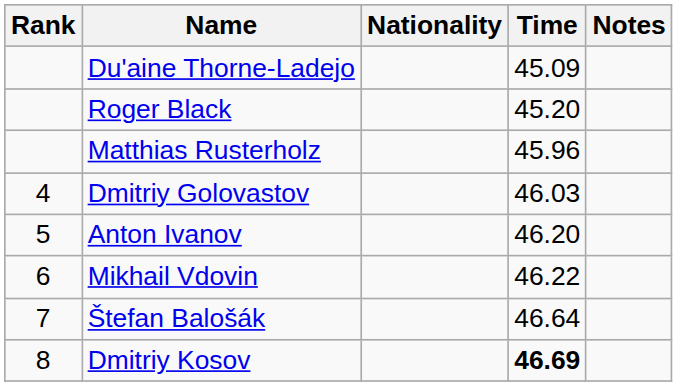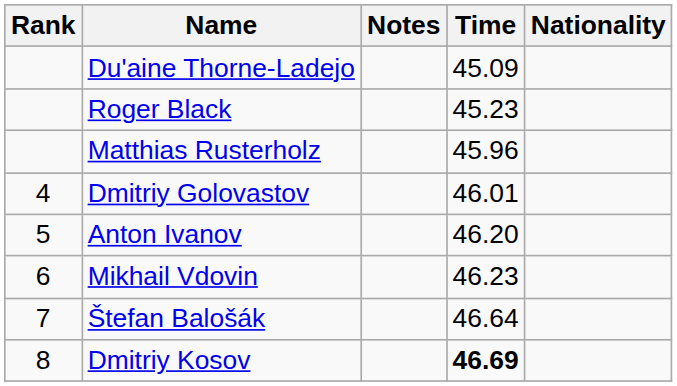columns swapped: (435, 25) <-> (629, 25)
(547, 109) 45.20 -> (486, 109) 45.23
(547, 192) 46.03 -> (486, 192) 46.01
(547, 276) 46.22 -> (486, 276) 46.23
